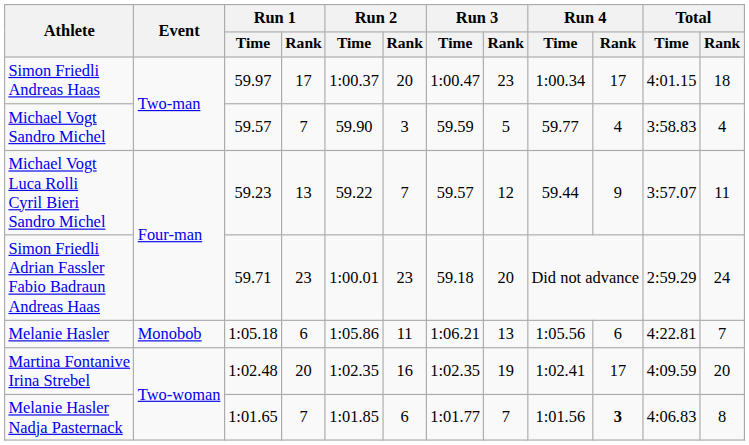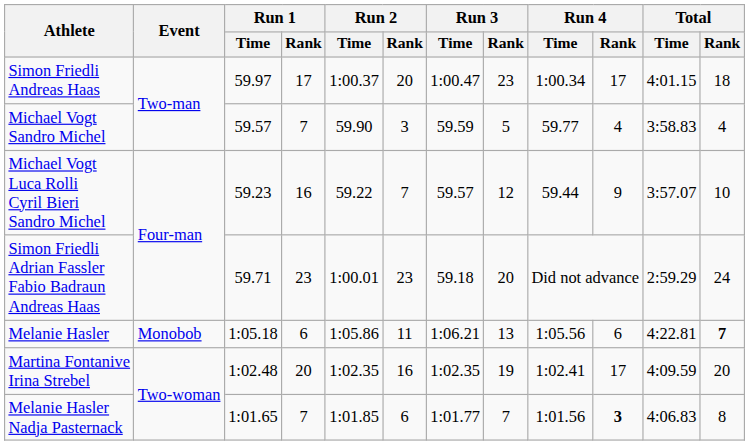(304, 193) 13 -> (304, 193) 16
(722, 193) 11 -> (722, 193) 10
(722, 334) normal -> (722, 334) bold
